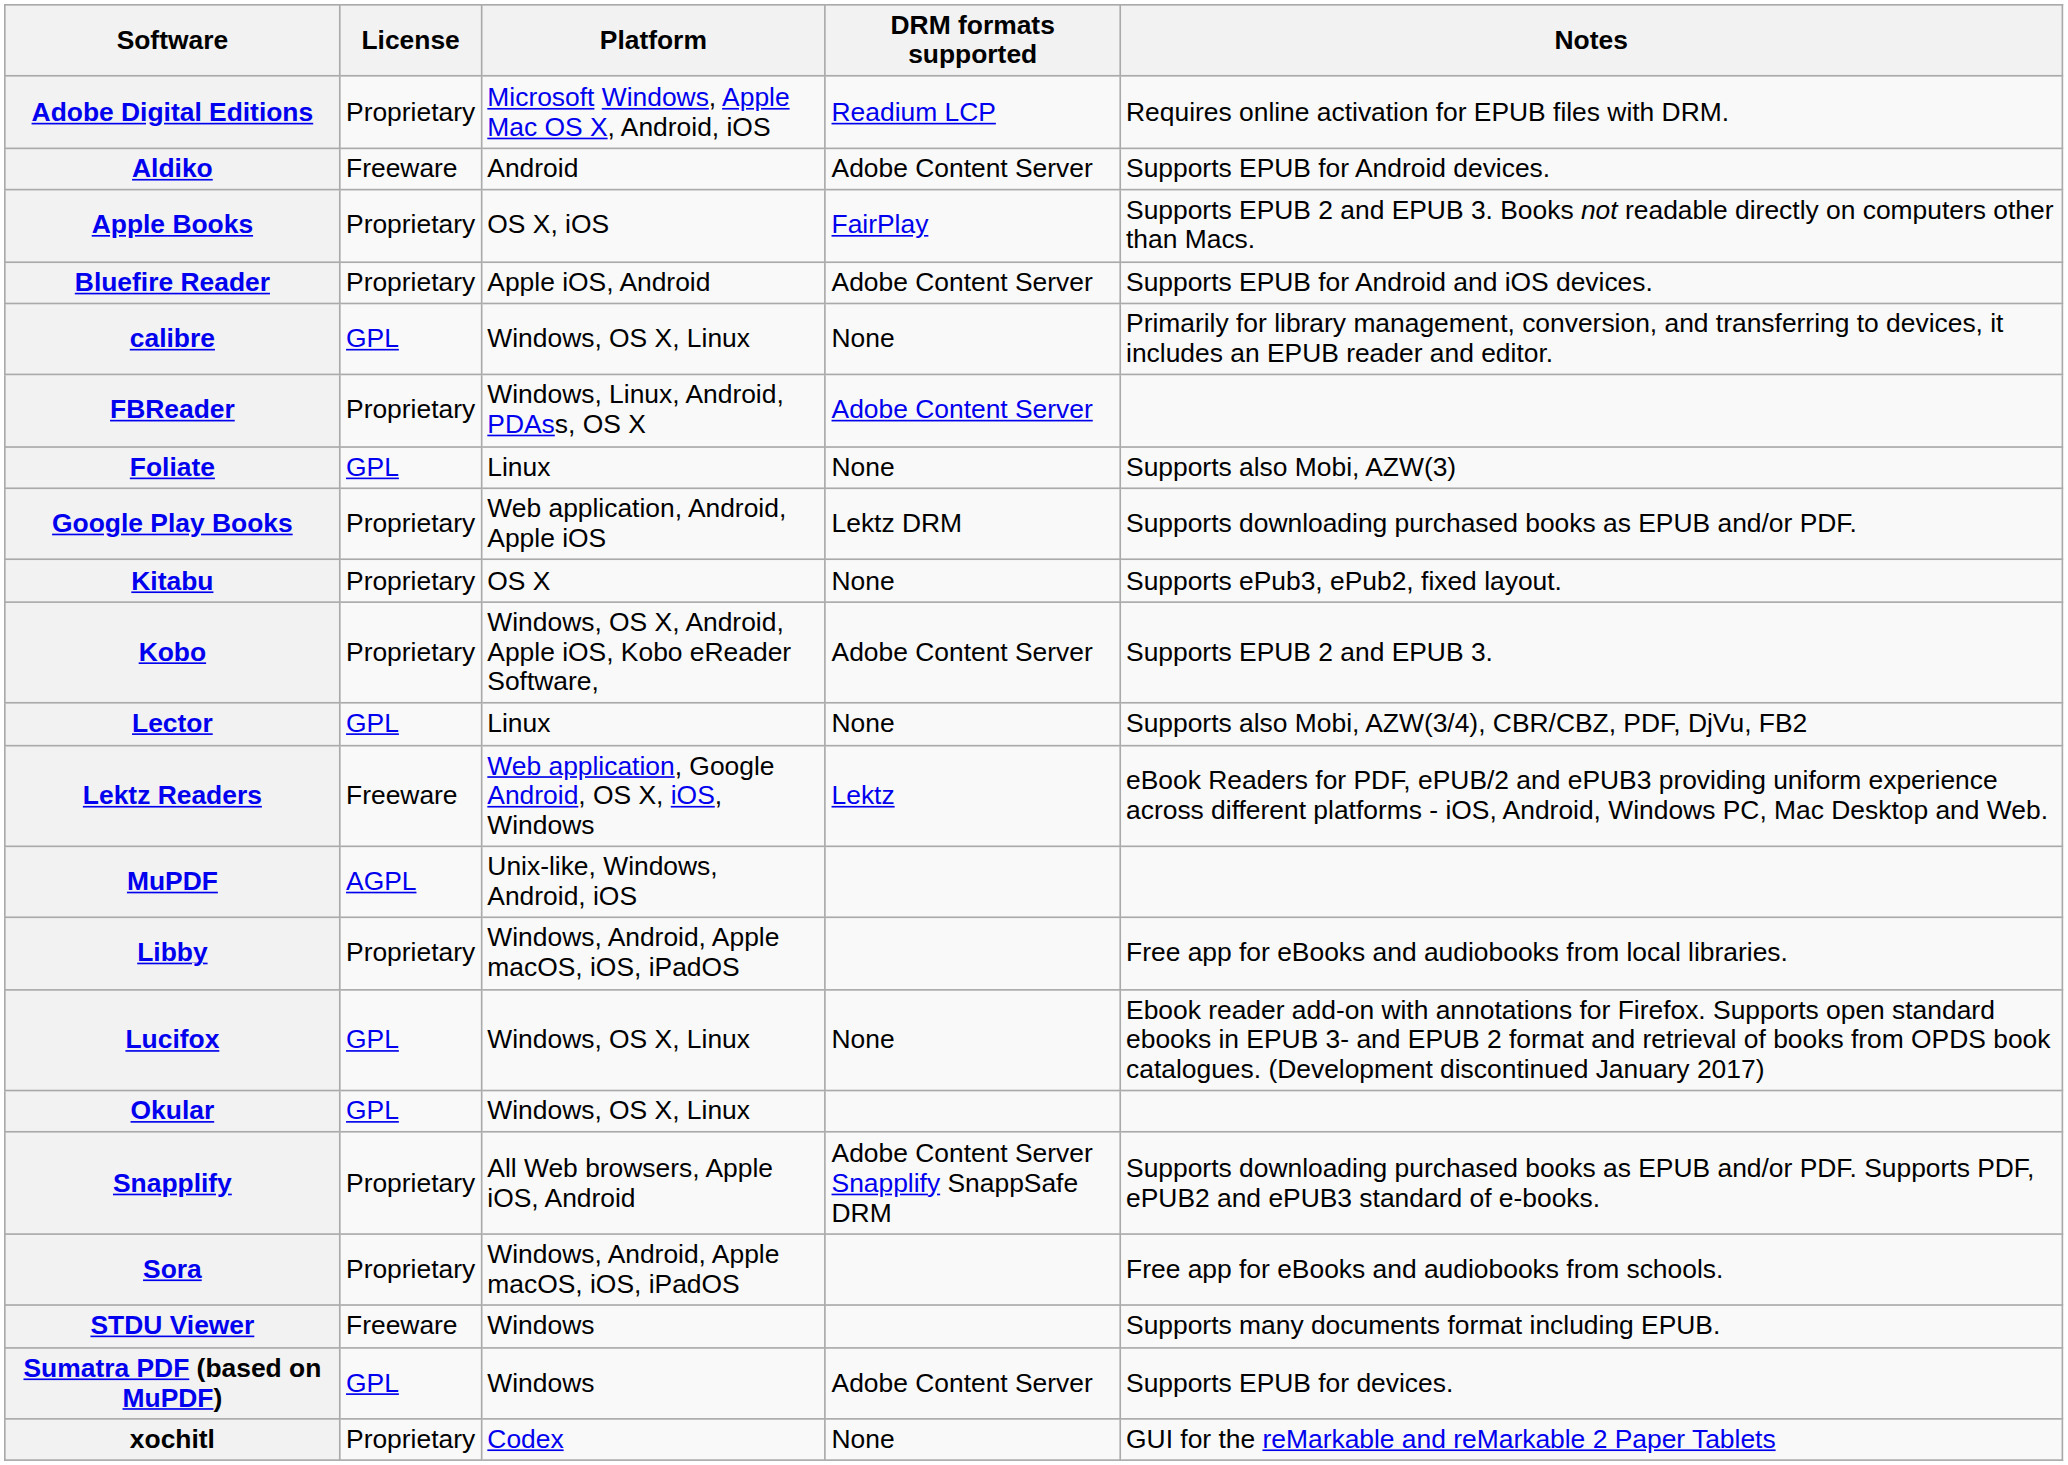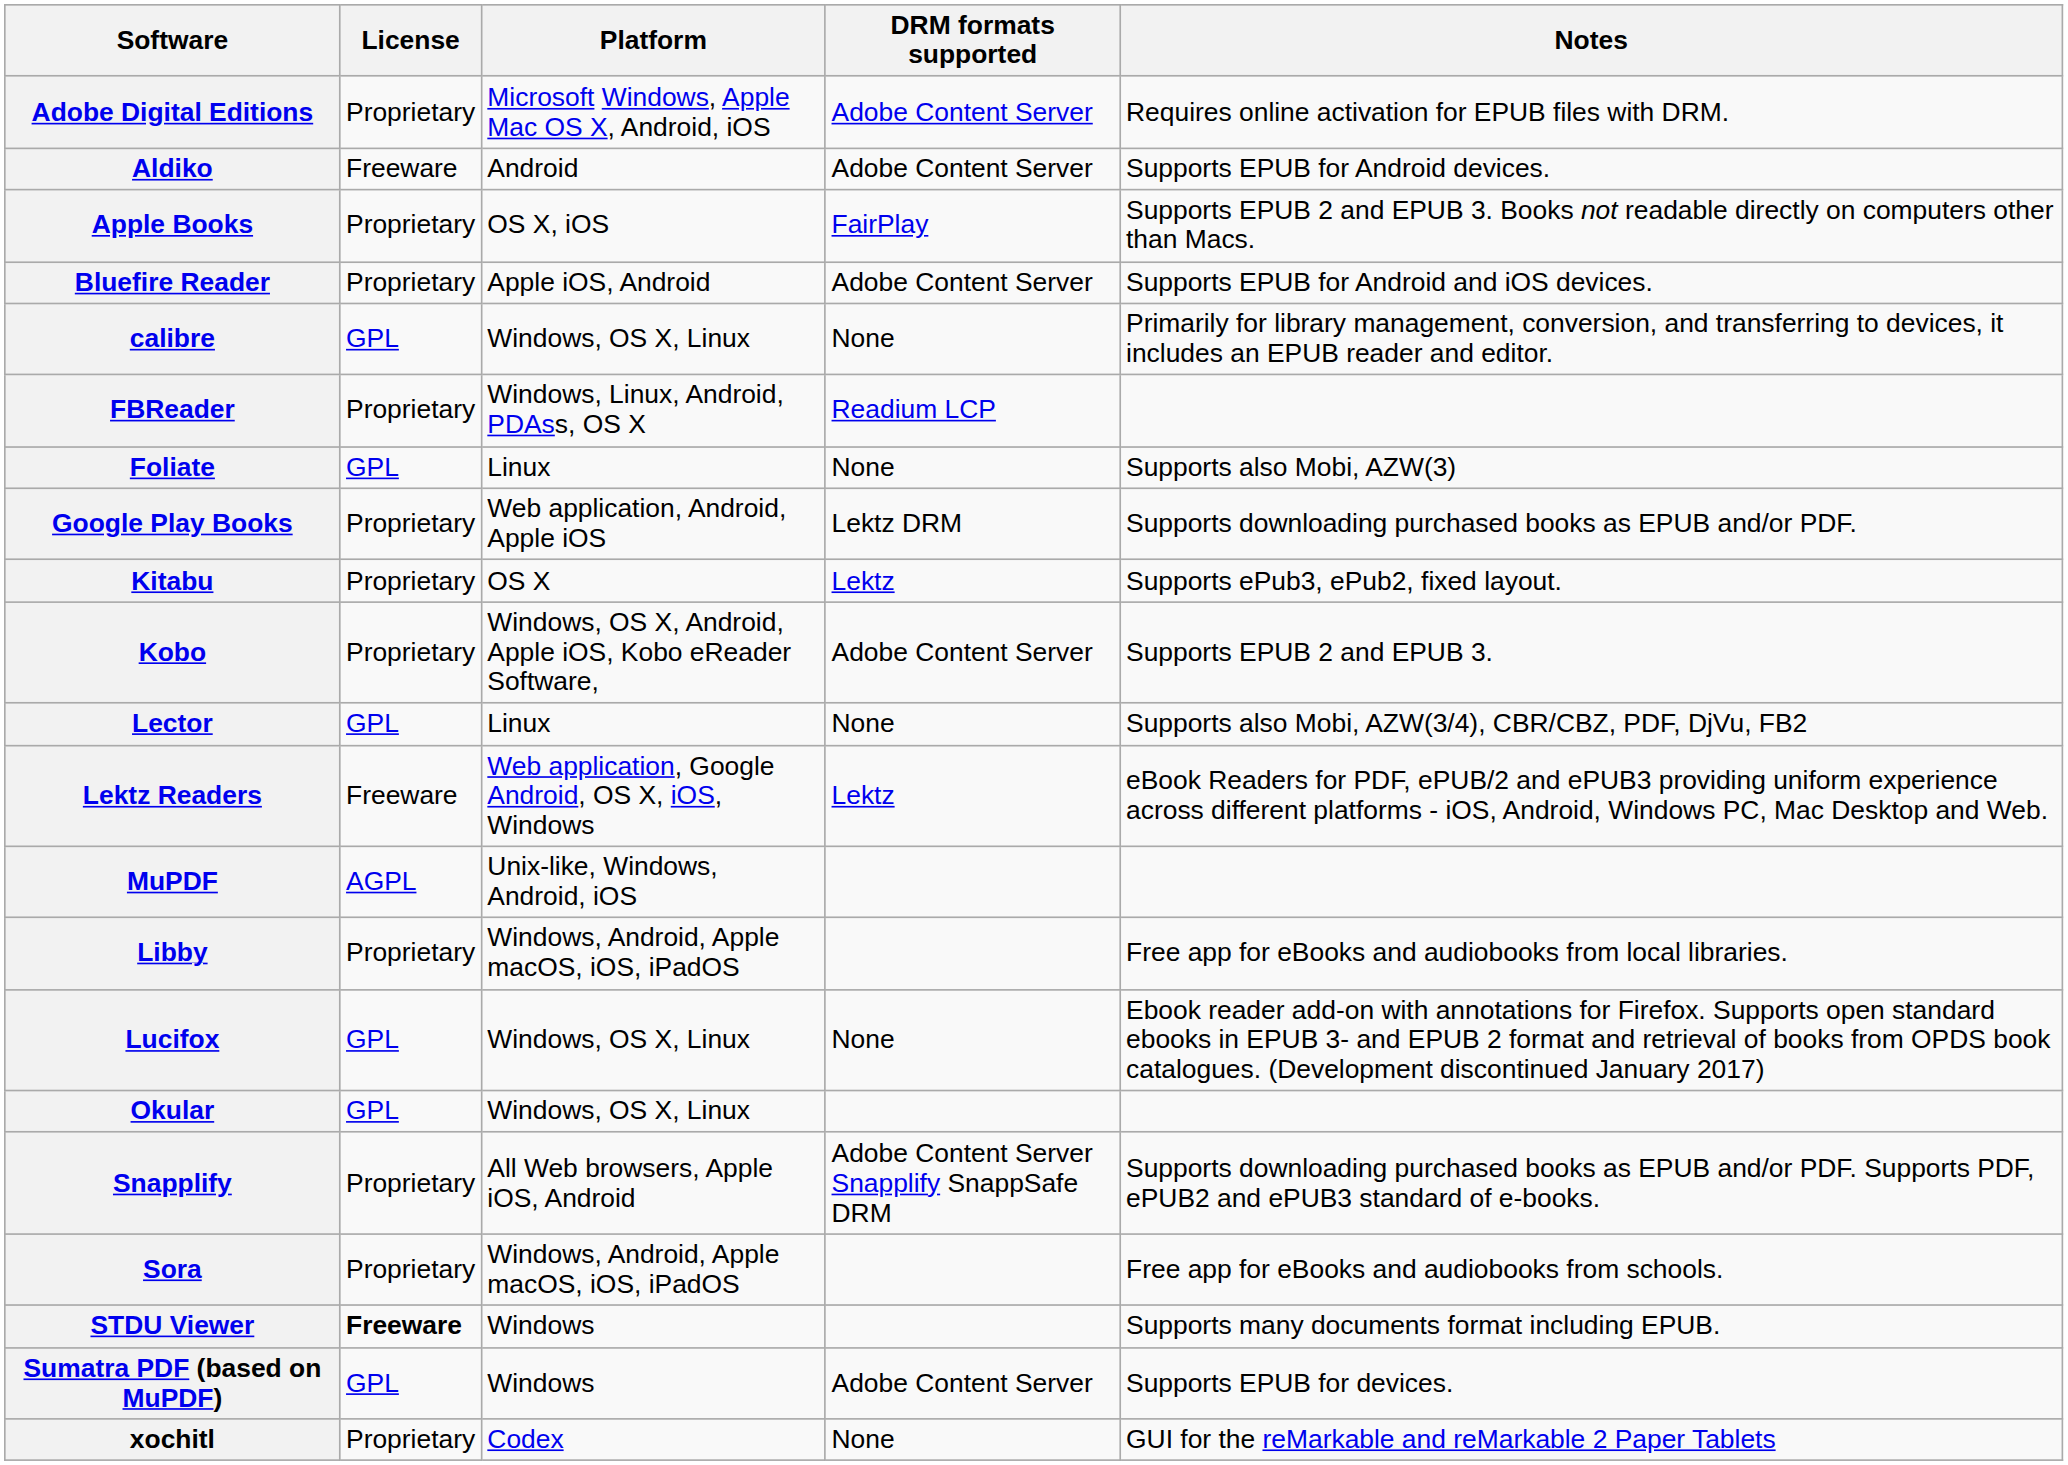(914, 111) Readium LCP -> (962, 111) Adobe Content Server
(962, 410) Adobe Content Server -> (914, 410) Readium LCP
(863, 580) None -> (863, 580) Lektz
(402, 1325) normal -> (404, 1325) bold
